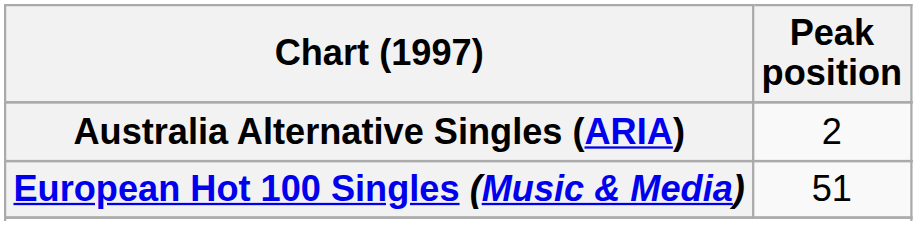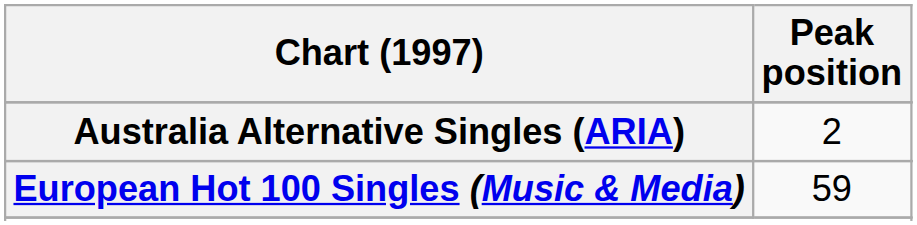(832, 188) 51 -> (832, 188) 59
